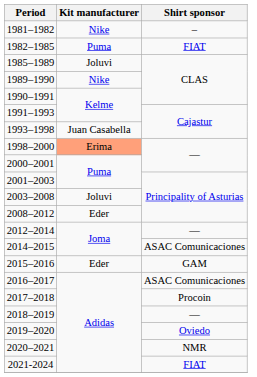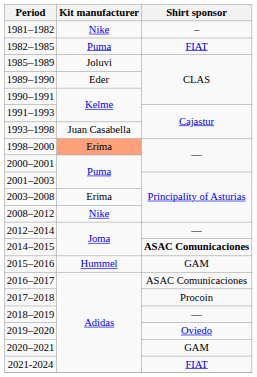(99, 79) Nike -> (99, 79) Eder
(99, 197) Joluvi -> (99, 197) Erima
(99, 213) Eder -> (99, 213) Nike
(194, 247) normal -> (197, 247) bold
(99, 264) Eder -> (99, 264) Hummel
(194, 347) NMR -> (197, 347) GAM
